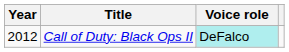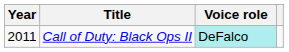(22, 36) 2012 -> (22, 36) 2011
